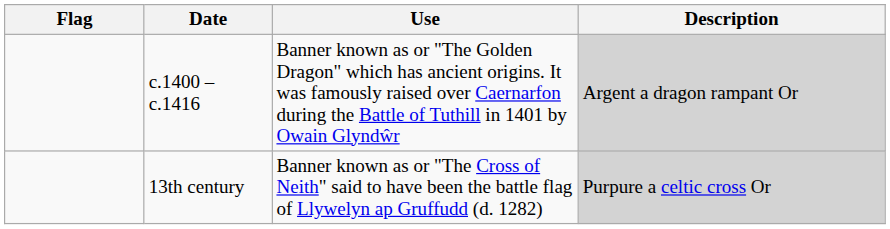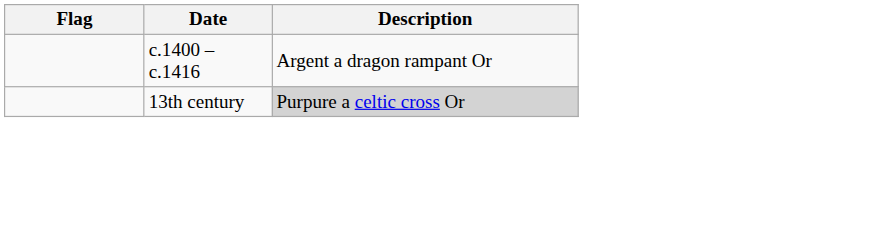- column: (425, 19)
(690, 92) lightgrey background -> (384, 60) no background
